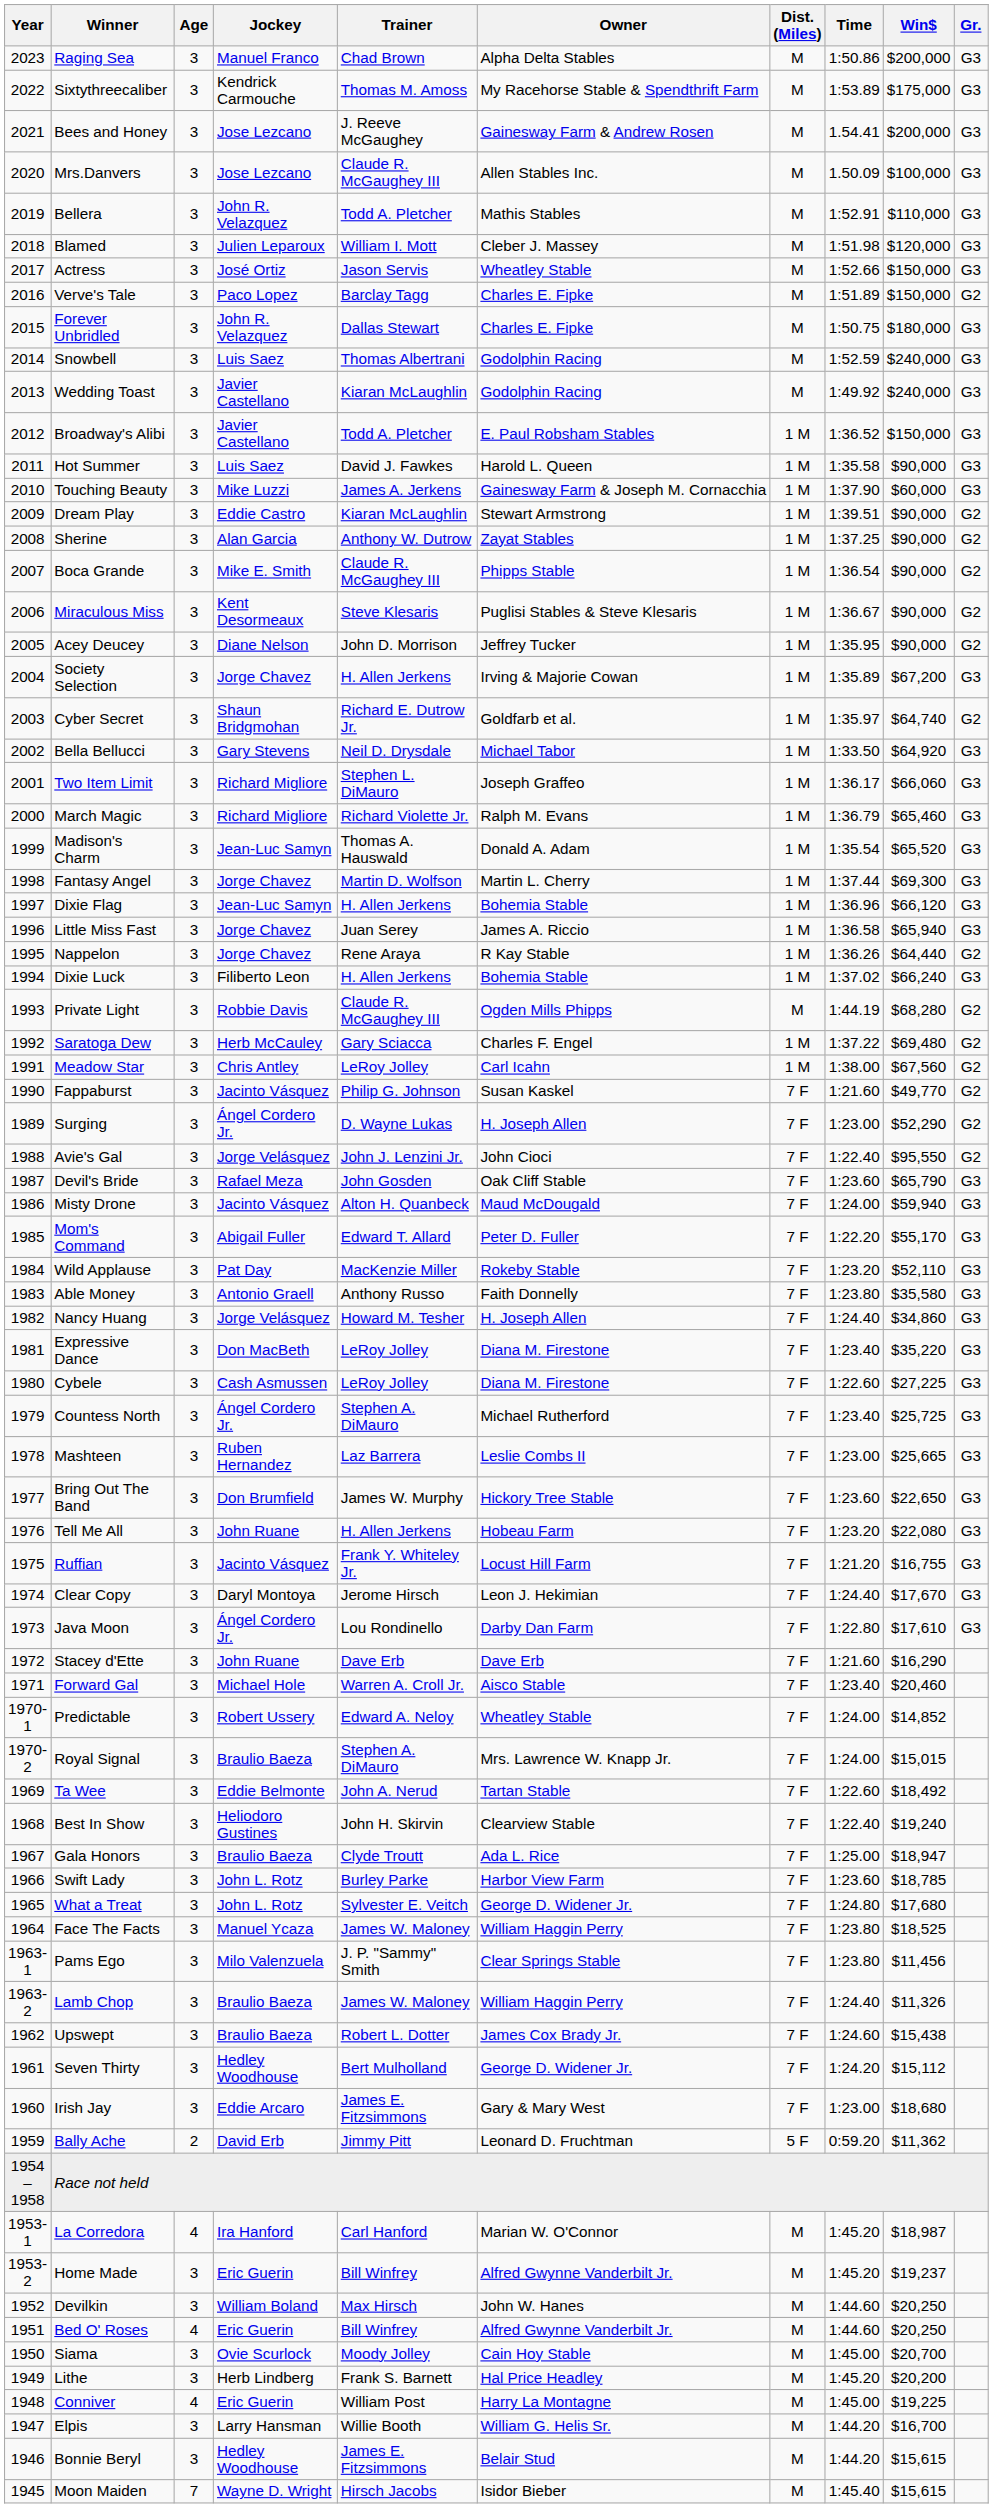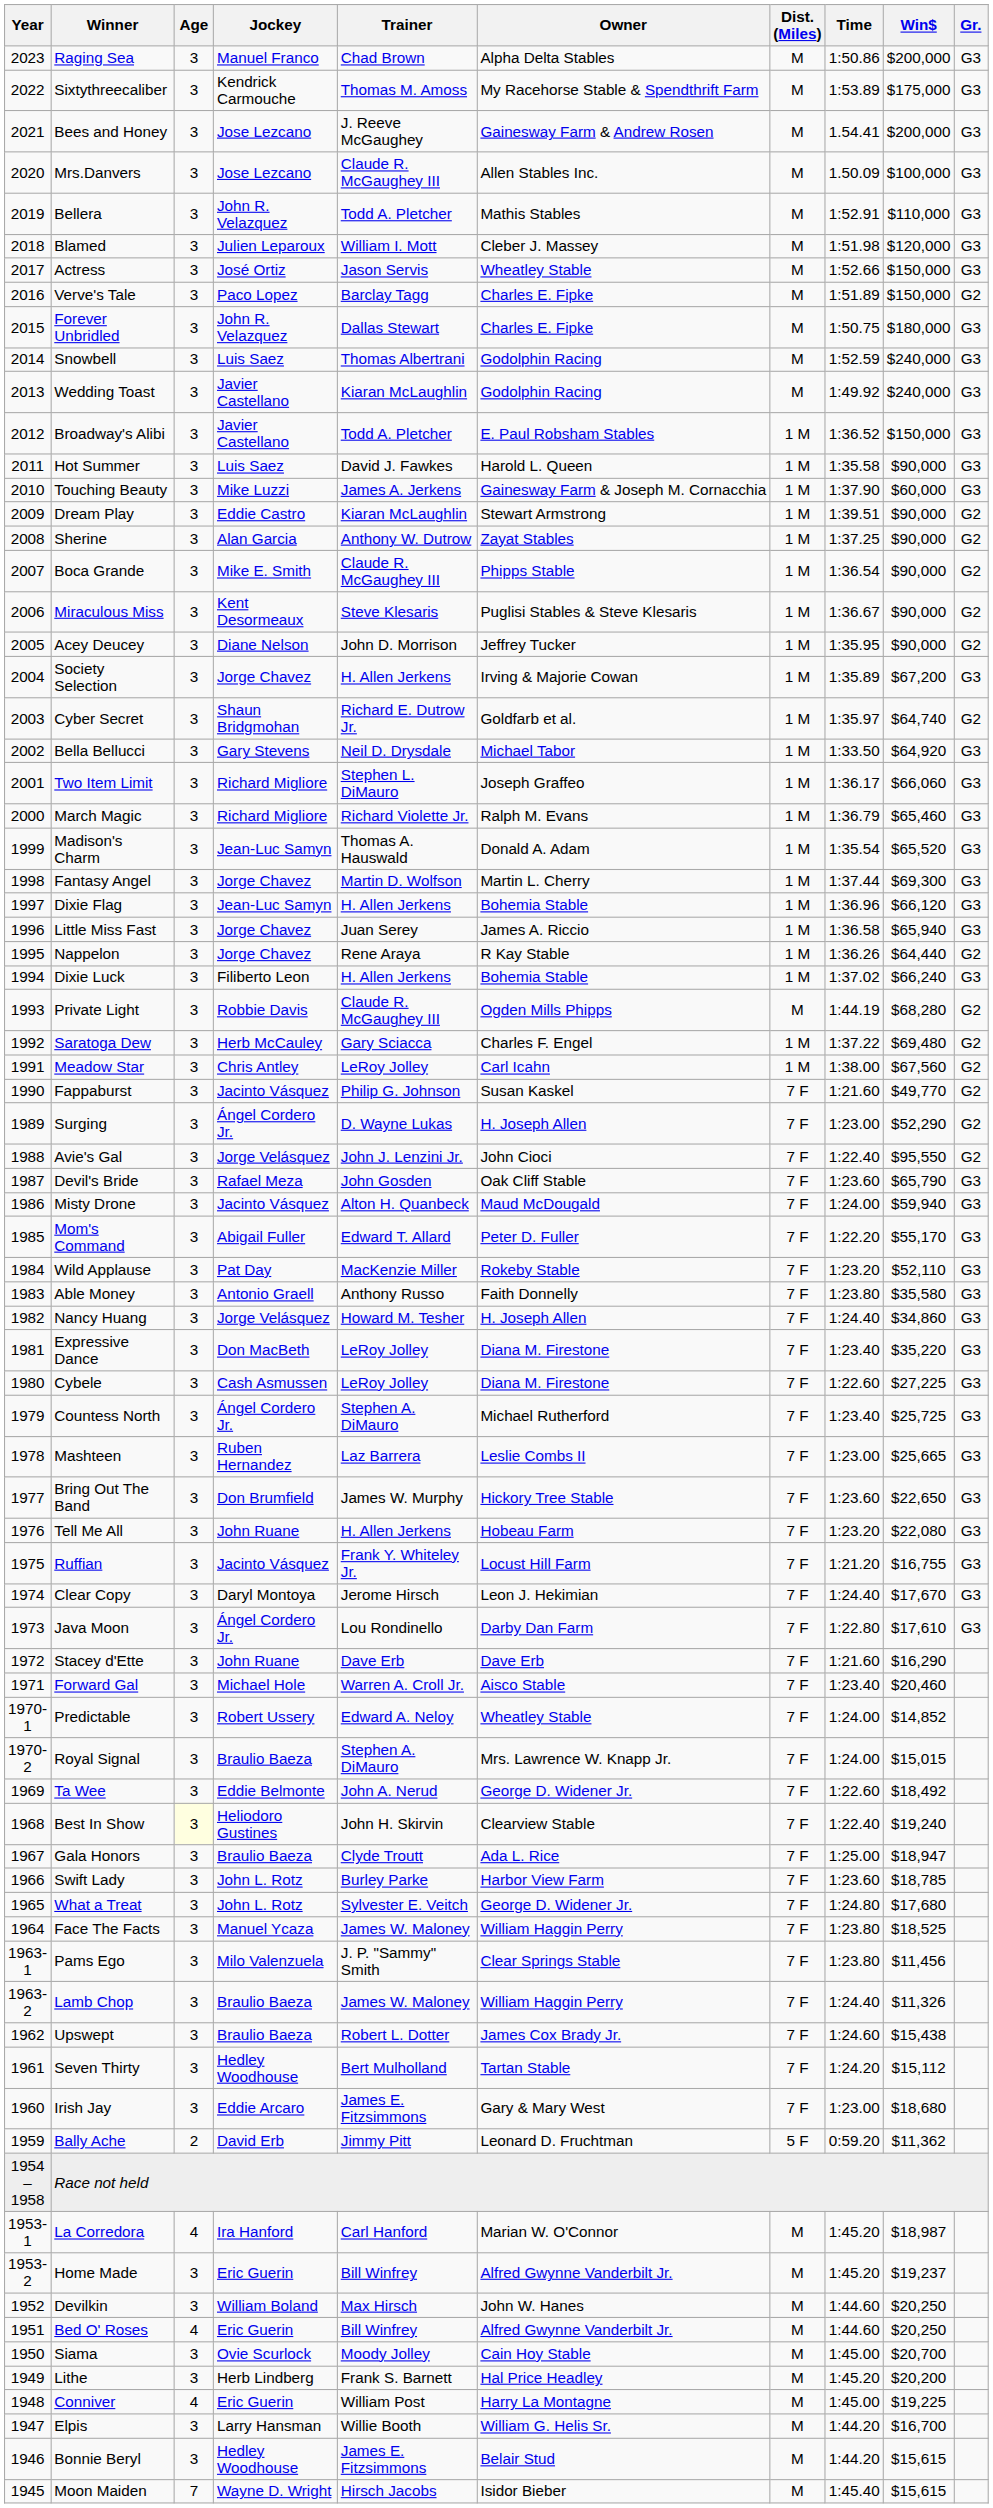(525, 1791) Tartan Stable -> (556, 1791) George D. Widener Jr.
(194, 1824) no background -> (194, 1824) lightyellow background
(556, 2068) George D. Widener Jr. -> (525, 2068) Tartan Stable
